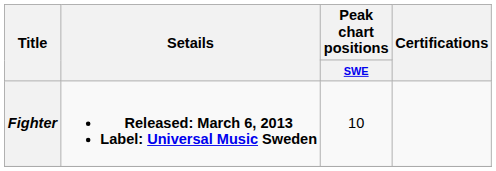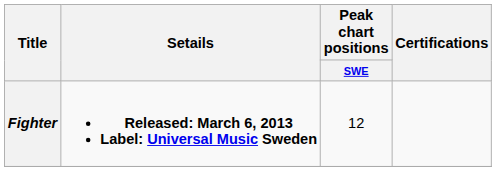(356, 123) 10 -> (356, 123) 12
